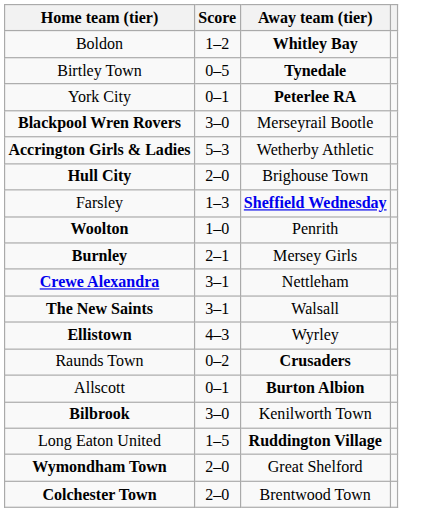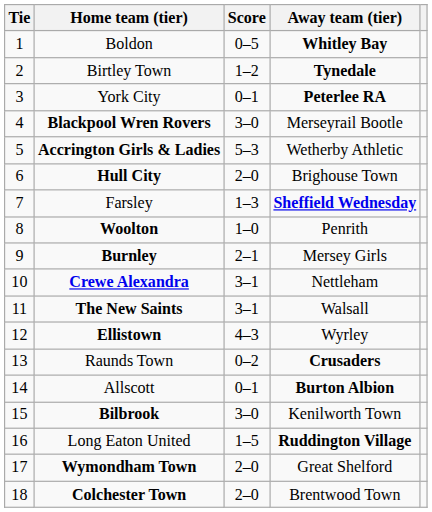+ column: (19, 17)
(217, 43) 1–2 -> (247, 43) 0–5
(217, 70) 0–5 -> (247, 70) 1–2
